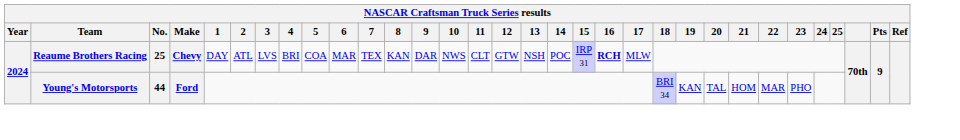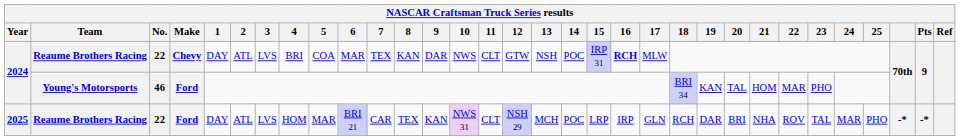(160, 56) 25 -> (160, 56) 22
(160, 88) 44 -> (160, 88) 46
+ row: (18, 119)
